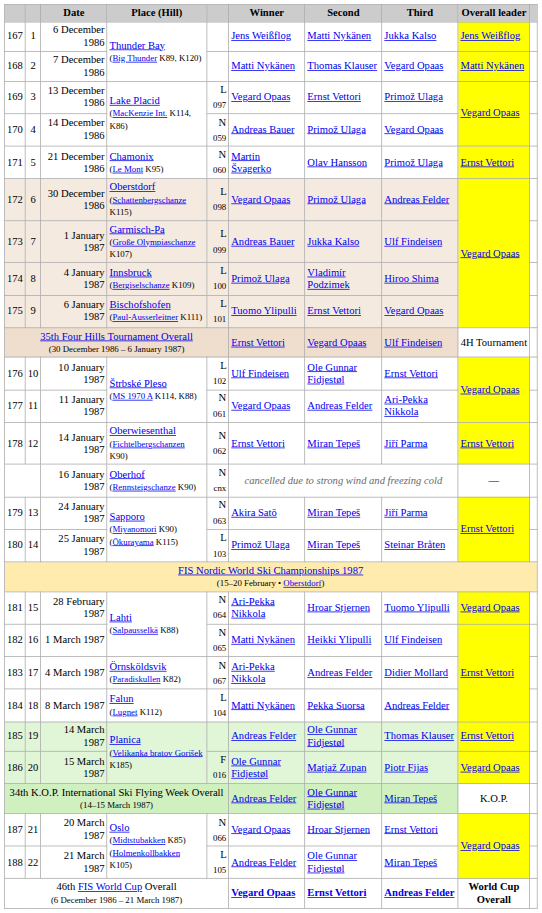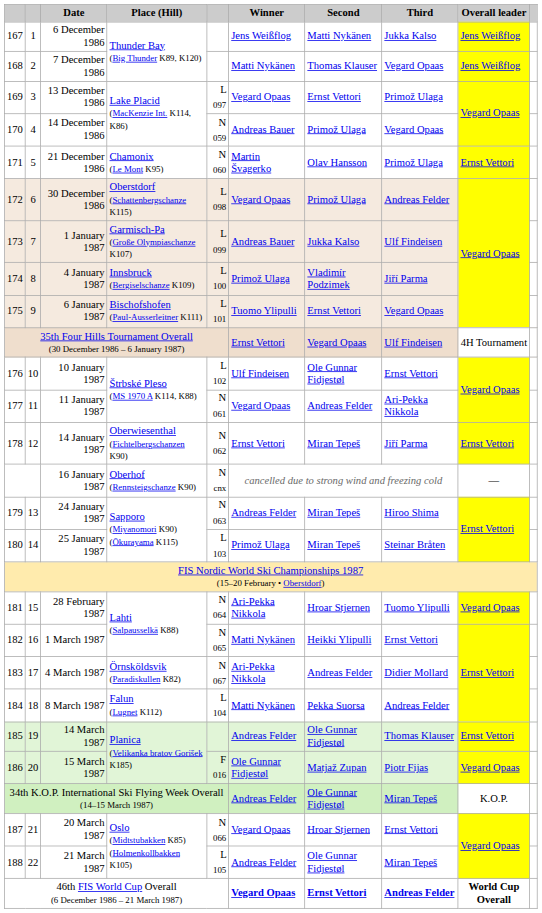(492, 66) Matti Nykänen -> (490, 66) Jens Weißflog
(412, 278) Hiroo Shima -> (406, 278) Jiří Parma
(254, 512) Akira Satō -> (264, 512) Andreas Felder
(406, 512) Jiří Parma -> (412, 512) Hiroo Shima
(413, 640) Ulf Findeisen -> (411, 640) Ernst Vettori
